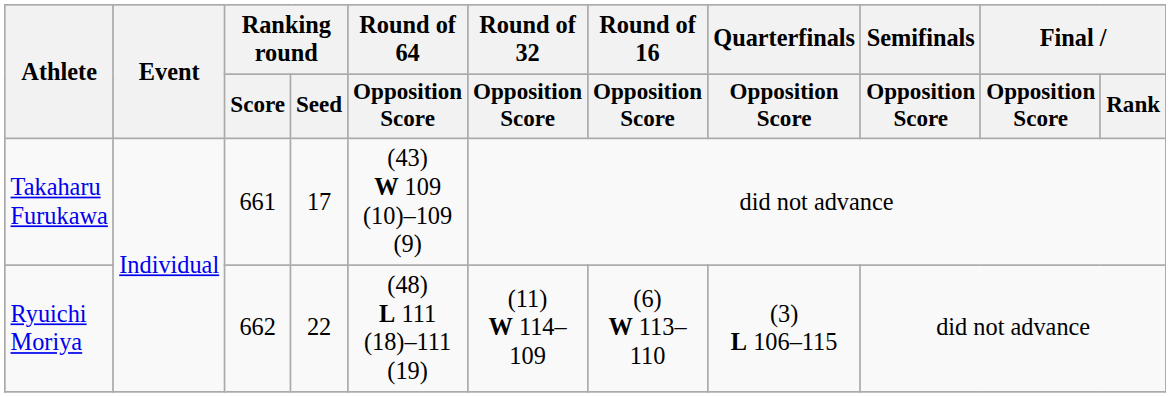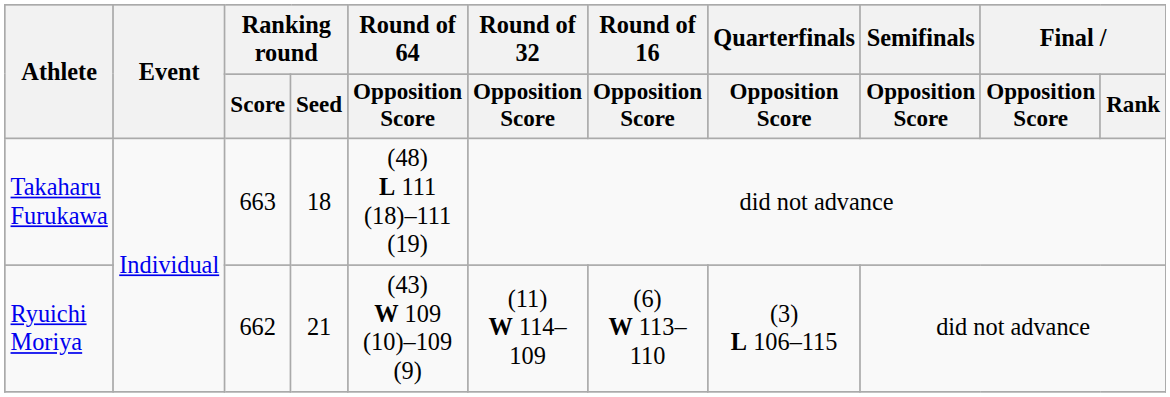(258, 201) 661 -> (258, 201) 663
(319, 201) 17 -> (319, 201) 18
(408, 201) (43) W 109 (10)–109 (9) -> (408, 201) (48) L 111 (18)–111 (19)
(319, 328) 22 -> (319, 328) 21
(408, 328) (48) L 111 (18)–111 (19) -> (408, 328) (43) W 109 (10)–109 (9)
